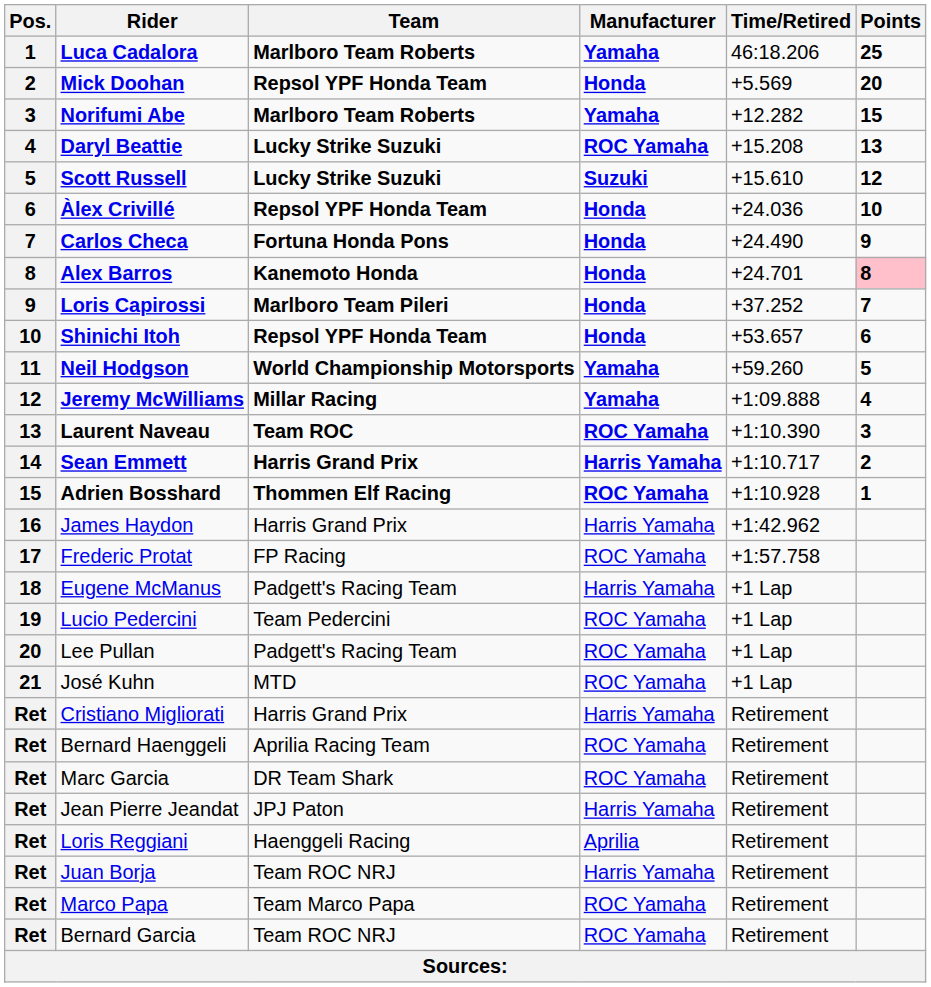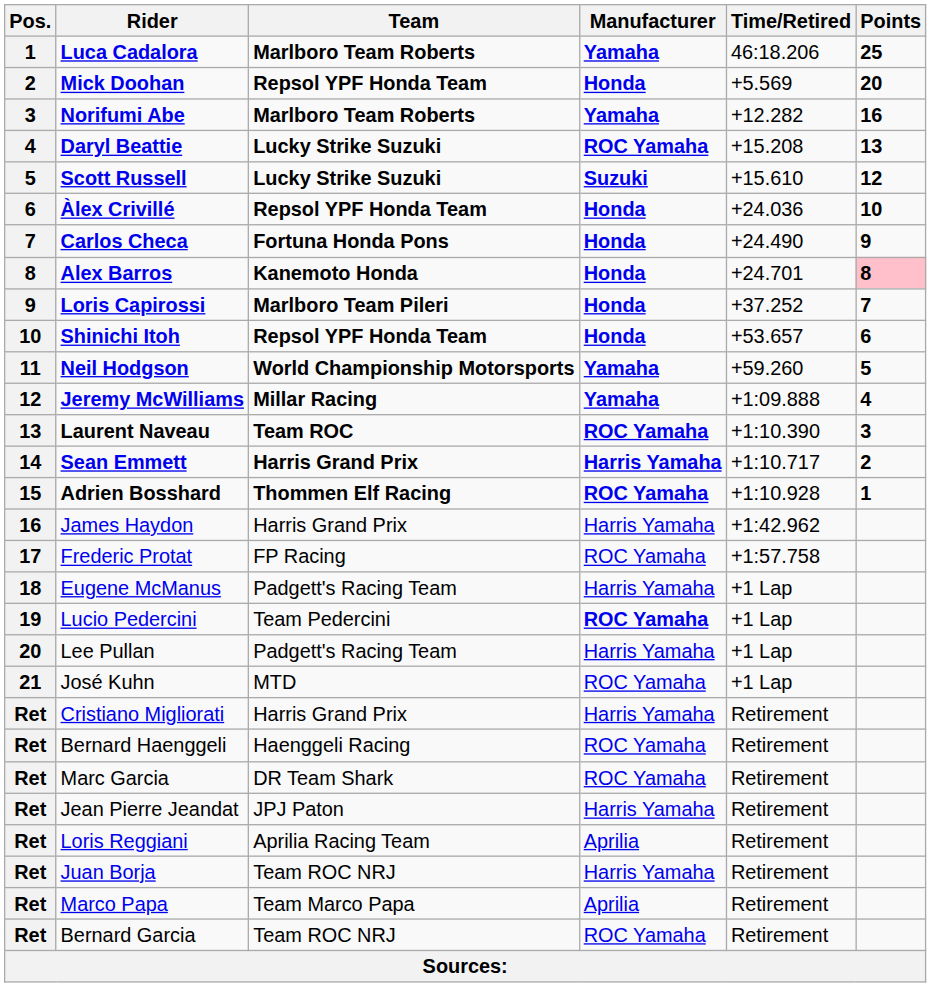(871, 115) 15 -> (871, 115) 16
(645, 620) normal -> (646, 620) bold
(645, 651) ROC Yamaha -> (649, 651) Harris Yamaha
(341, 746) Aprilia Racing Team -> (332, 746) Haenggeli Racing
(332, 840) Haenggeli Racing -> (341, 840) Aprilia Racing Team
(645, 903) ROC Yamaha -> (611, 903) Aprilia
